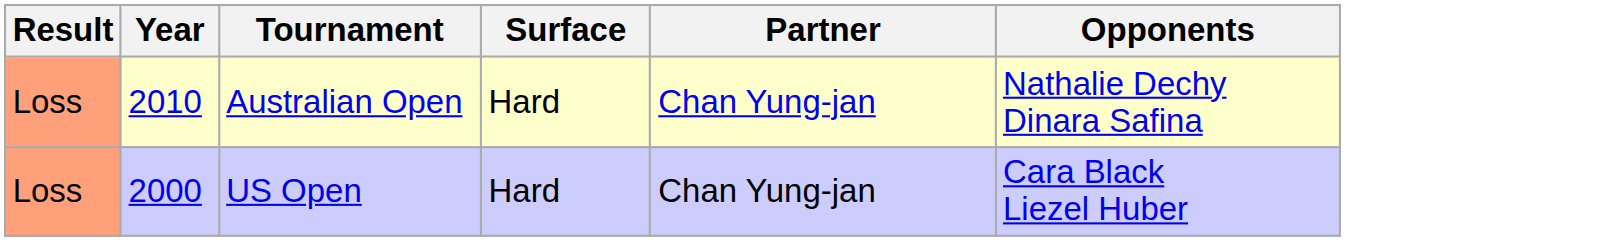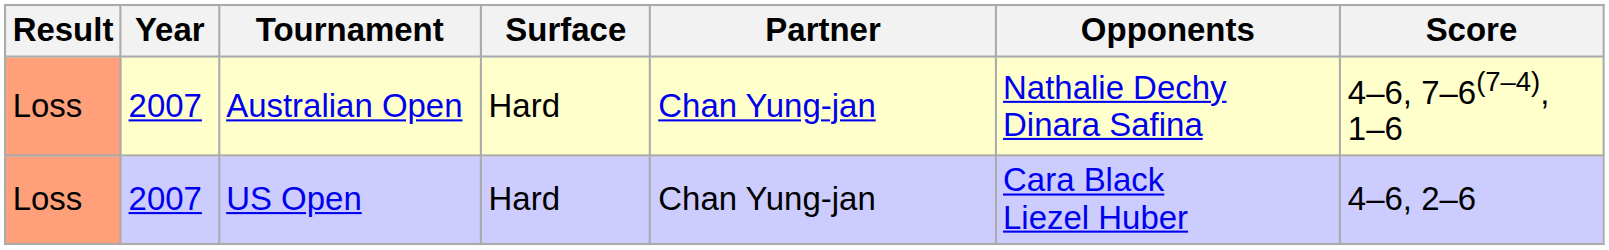+ column: (1471, 30)
(165, 101) 2010 -> (165, 105) 2007
(165, 190) 2000 -> (165, 199) 2007
